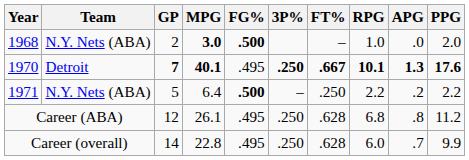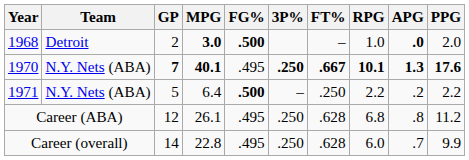(98, 42) N.Y. Nets (ABA) -> (67, 42) Detroit
(418, 42) normal -> (418, 42) bold
(67, 67) Detroit -> (98, 67) N.Y. Nets (ABA)
